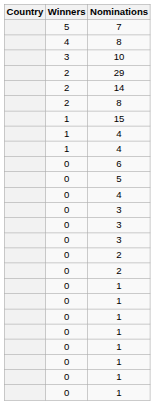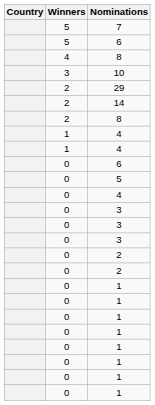+ row: (67, 42)
- row: (67, 118)
